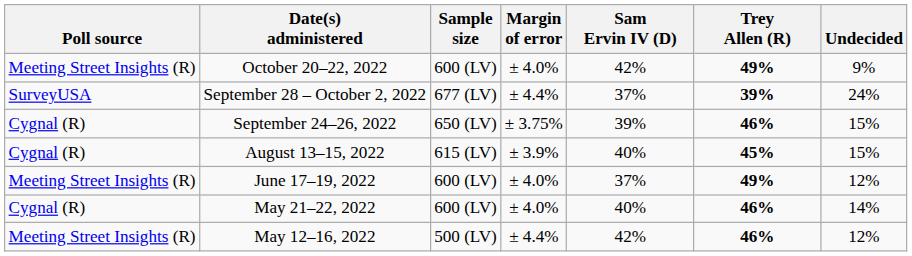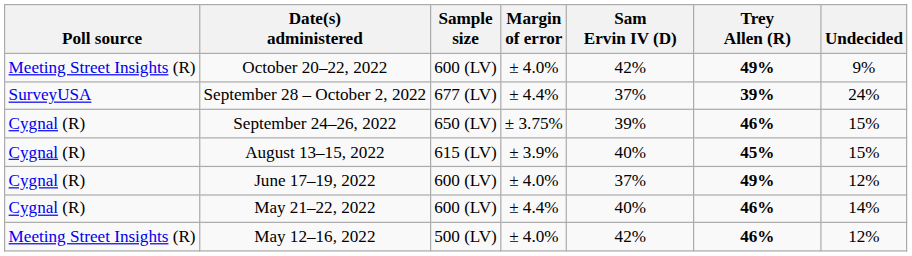(102, 180) Meeting Street Insights (R) -> (47, 180) Cygnal (R)
(534, 208) ± 4.0% -> (534, 208) ± 4.4%
(534, 237) ± 4.4% -> (534, 237) ± 4.0%
